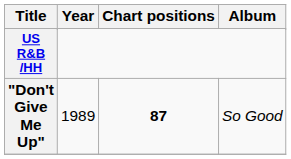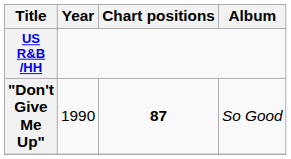(78, 116) 1989 -> (78, 116) 1990
